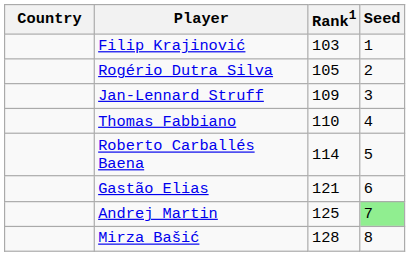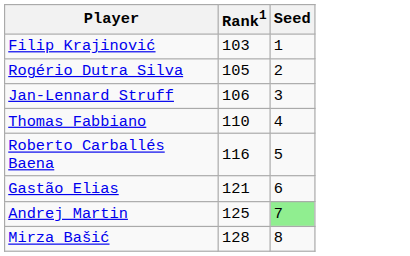- column: (50, 19)
(326, 96) 109 -> (236, 96) 106
(326, 155) 114 -> (236, 155) 116
